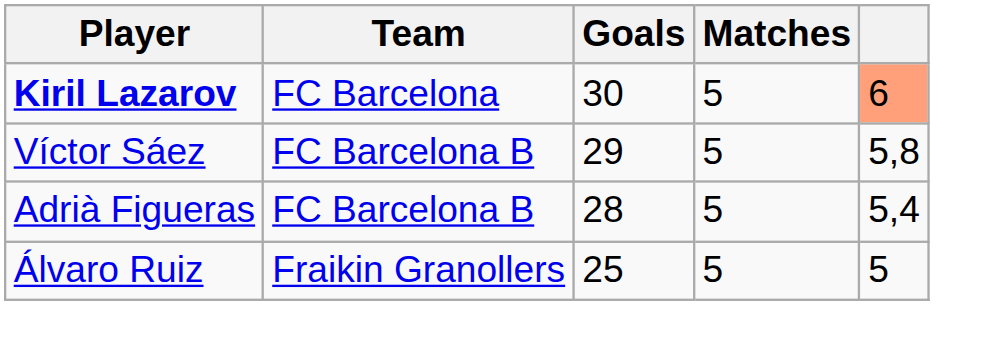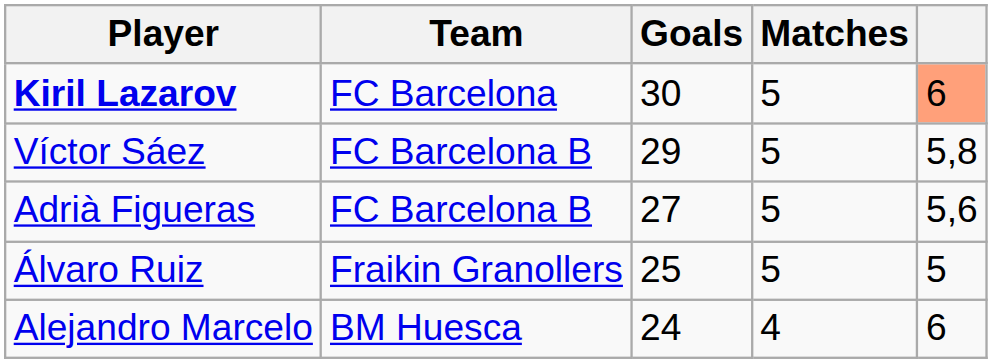(603, 210) 28 -> (661, 210) 27
(894, 210) 5,4 -> (952, 210) 5,6
+ row: (163, 328)
